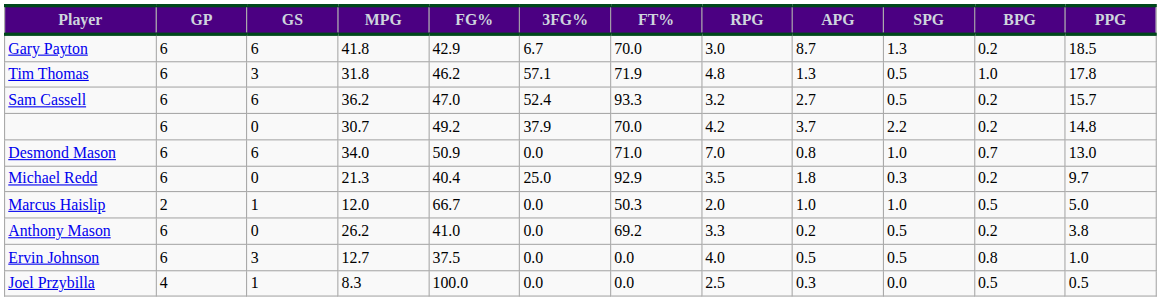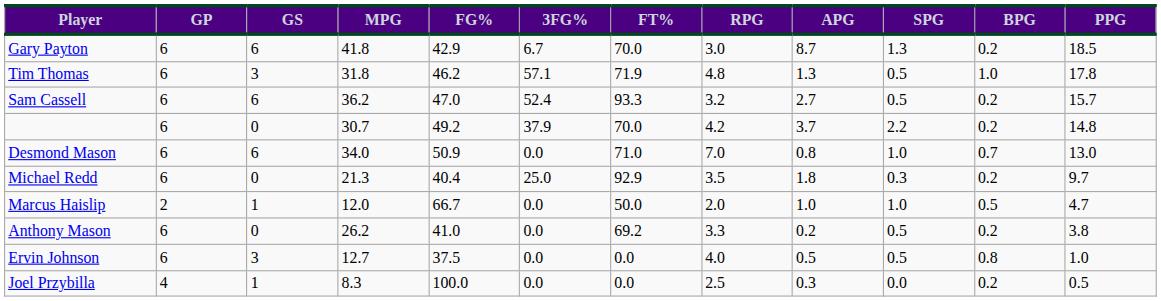(628, 205) 50.3 -> (628, 205) 50.0
(1079, 205) 5.0 -> (1079, 205) 4.7
(988, 283) 0.5 -> (988, 283) 0.2
